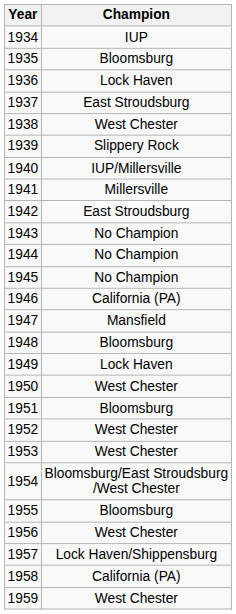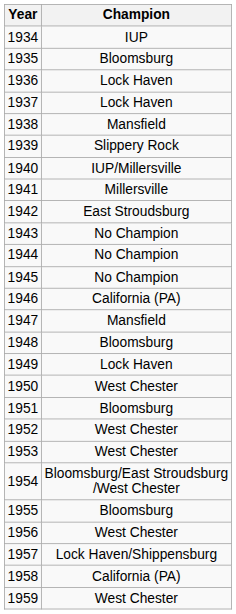(136, 102) East Stroudsburg -> (136, 102) Lock Haven
(136, 124) West Chester -> (136, 124) Mansfield
